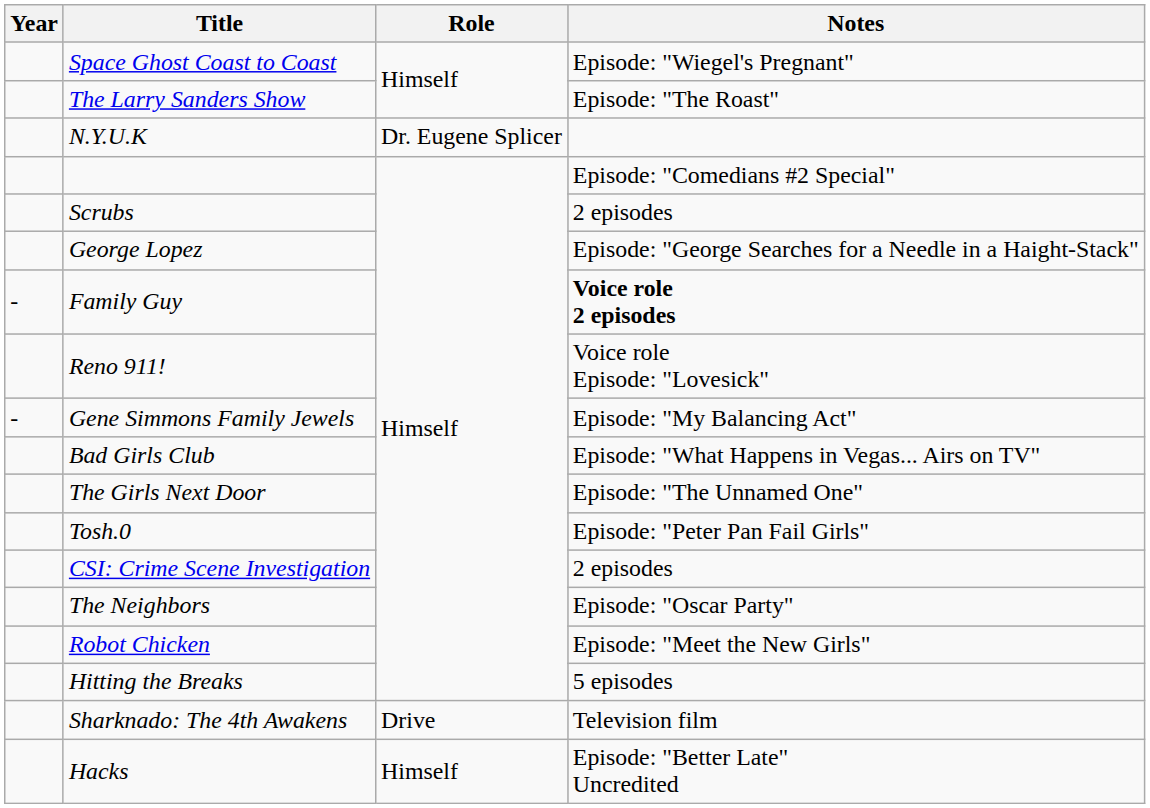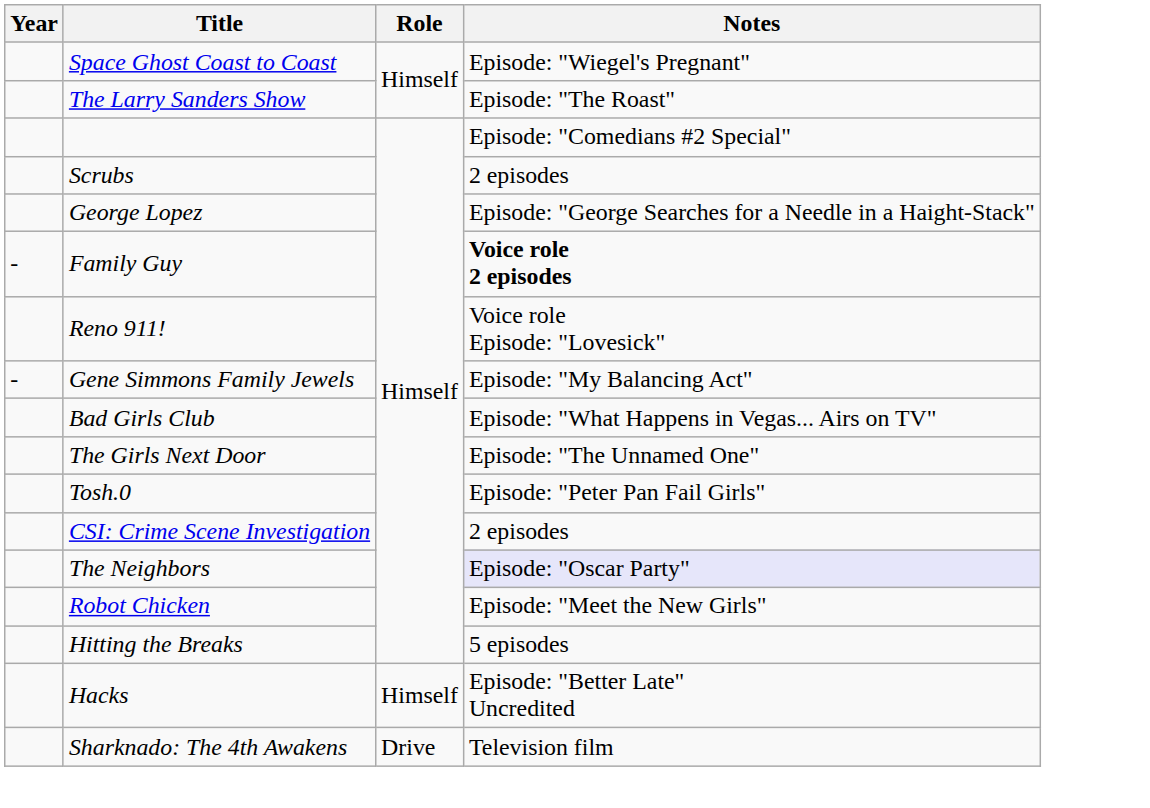- row: (108, 136)
(683, 606) no background -> (579, 568) lavender background
rows swapped: (208, 719) <-> (99, 771)
